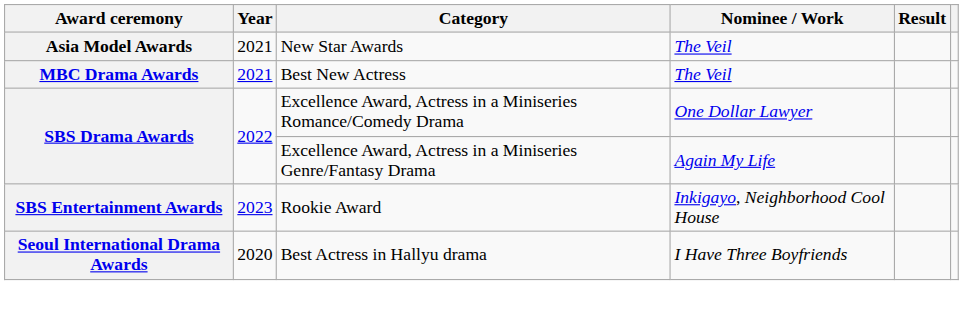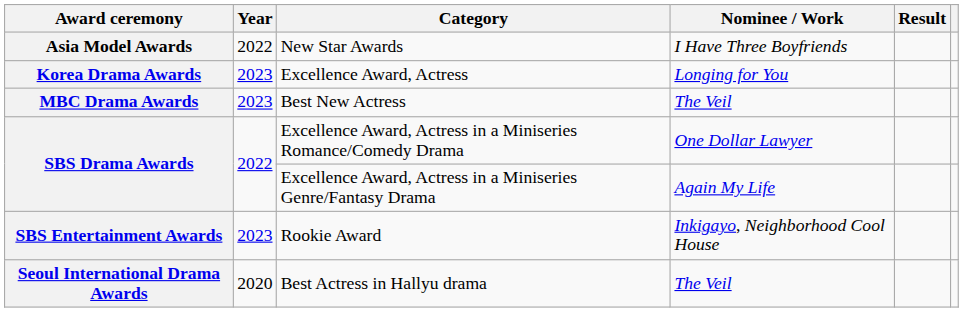(255, 46) 2021 -> (255, 46) 2022
(703, 46) The Veil -> (761, 46) I Have Three Boyfriends
+ row: (374, 74)
(255, 74) 2021 -> (255, 102) 2023
(761, 255) I Have Three Boyfriends -> (703, 283) The Veil
